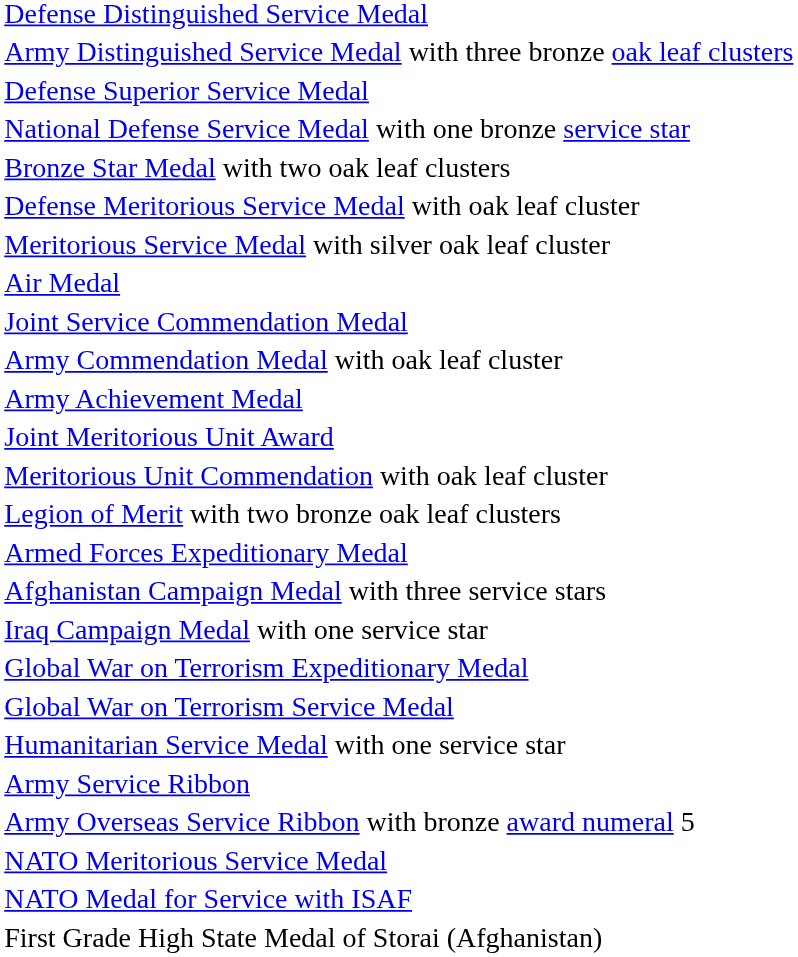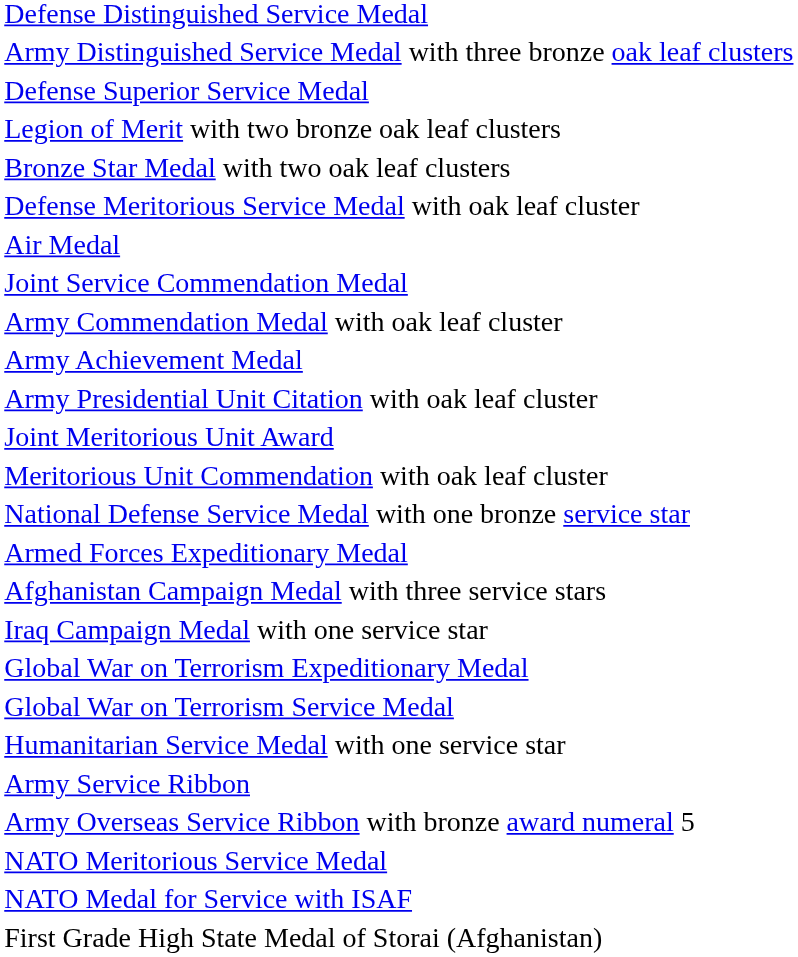rows swapped: (283, 514) <-> (347, 129)
- row: (307, 244)
+ row: (301, 398)
